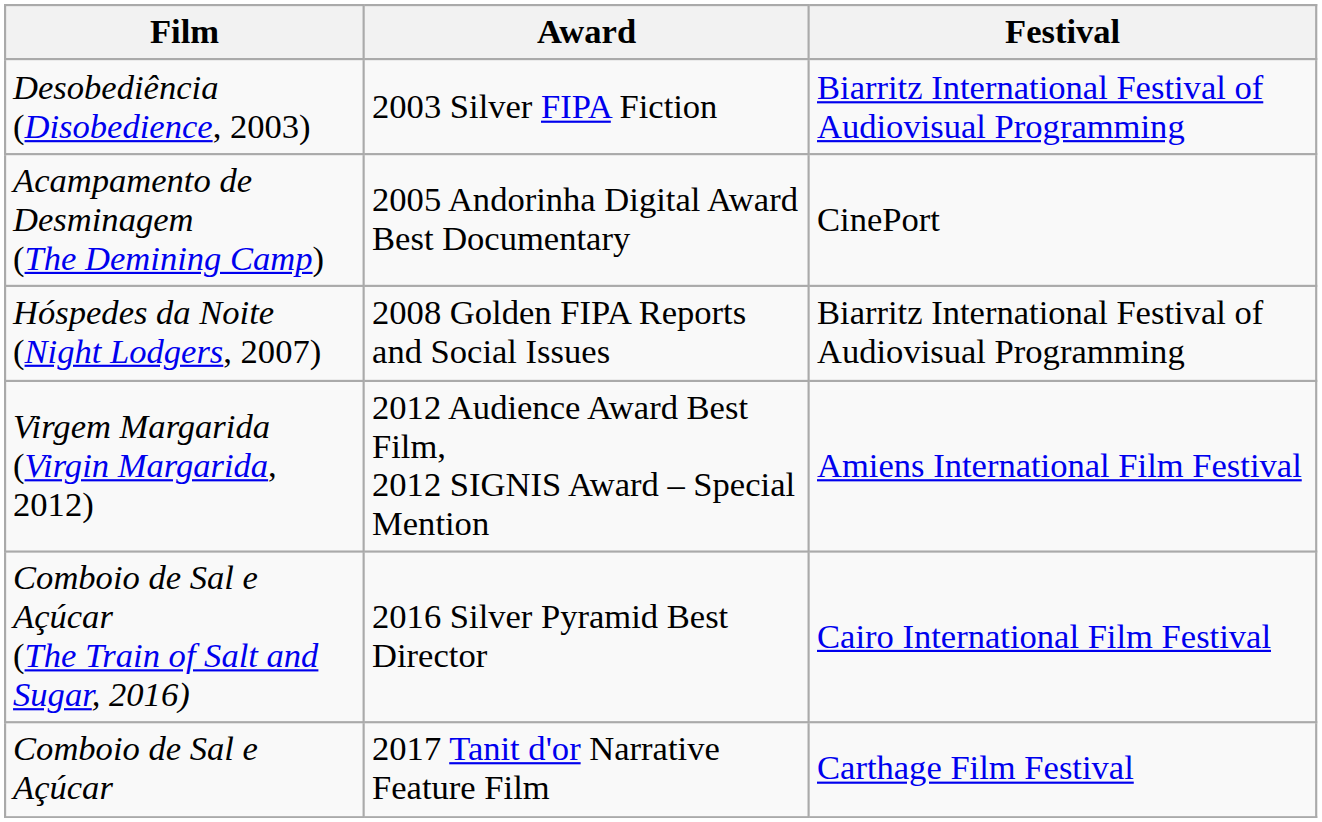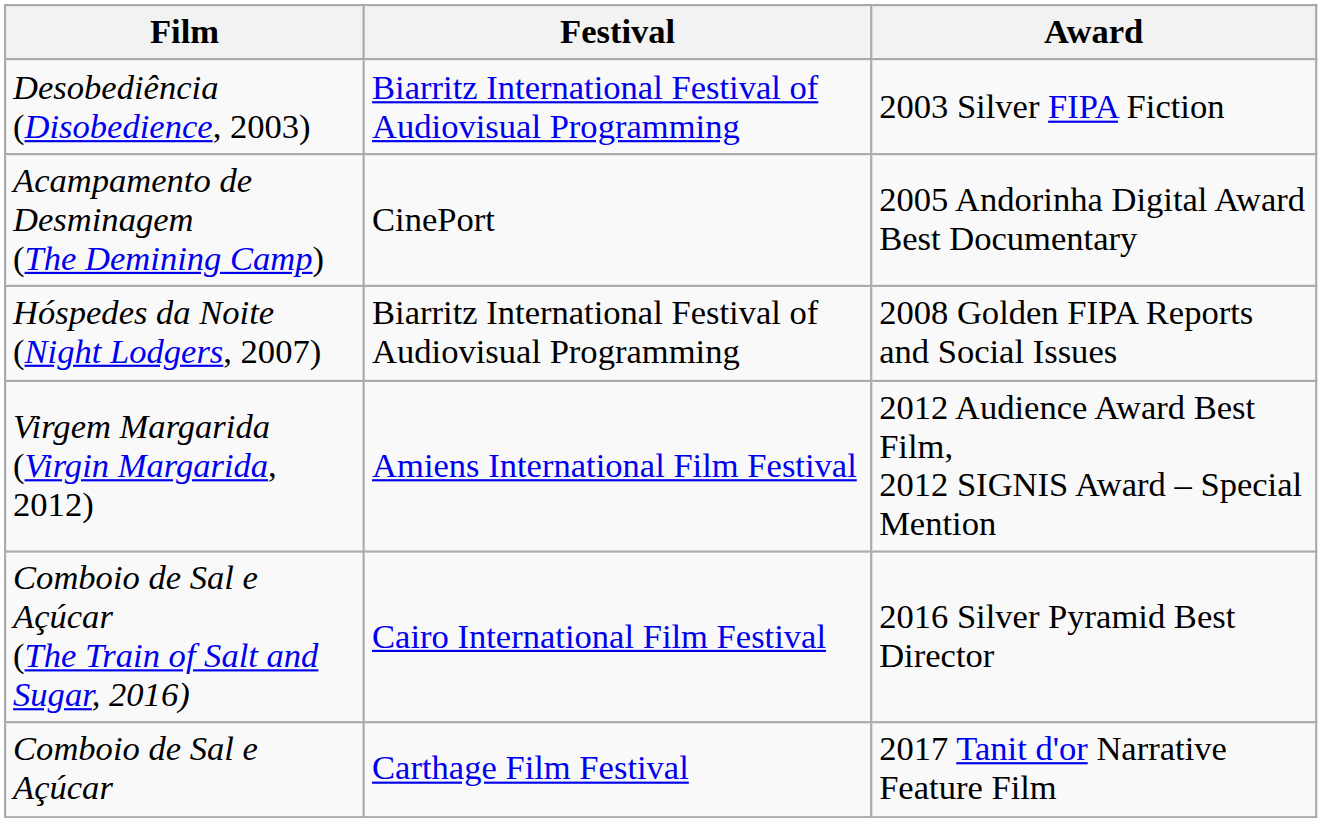columns swapped: (1063, 31) <-> (587, 31)
